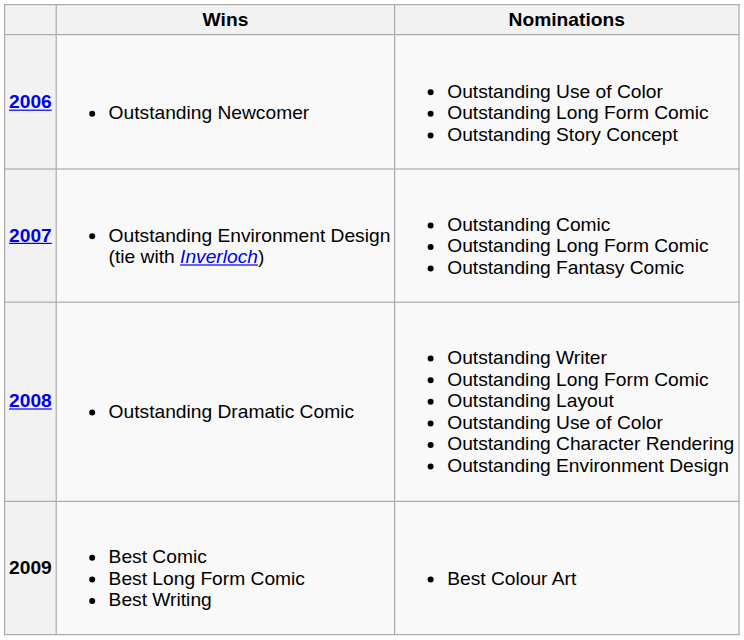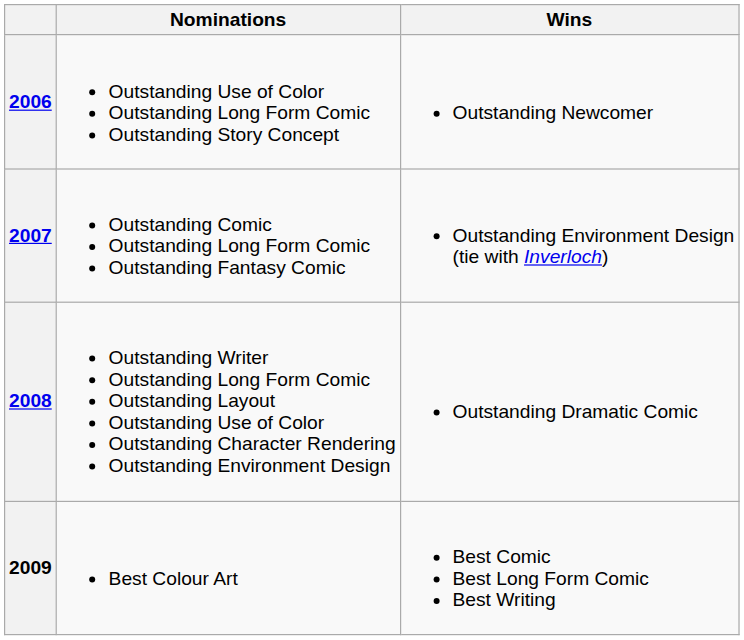columns swapped: (225, 19) <-> (567, 19)
